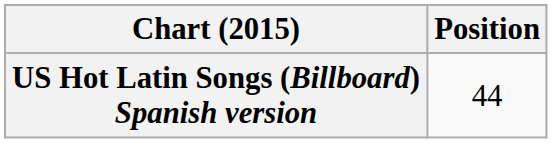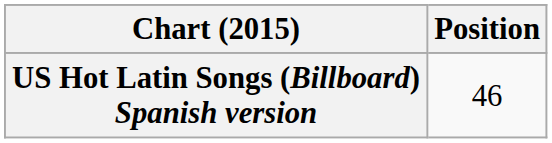(487, 94) 44 -> (487, 94) 46
